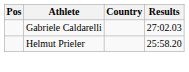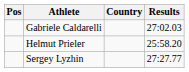+ row: (55, 59)
